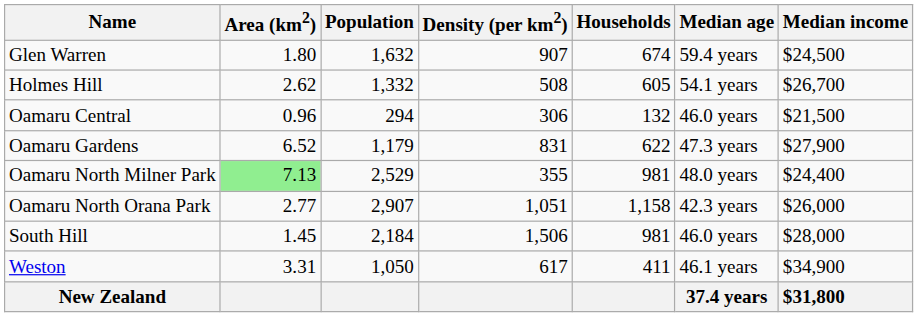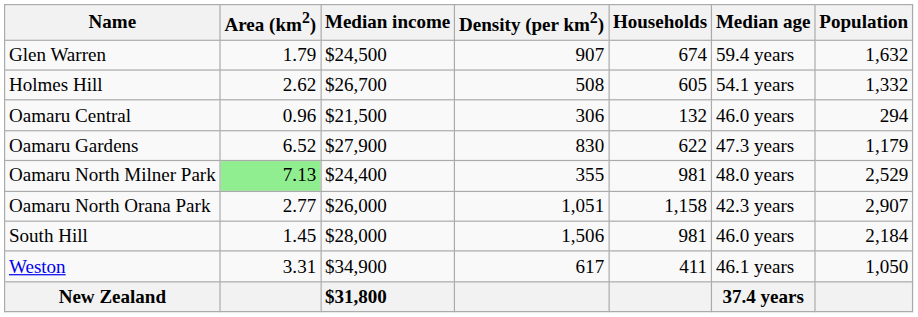columns swapped: (369, 22) <-> (846, 22)
(300, 54) 1.80 -> (300, 54) 1.79
(553, 145) 831 -> (590, 145) 830
